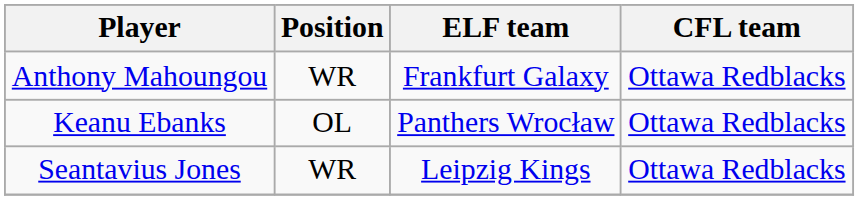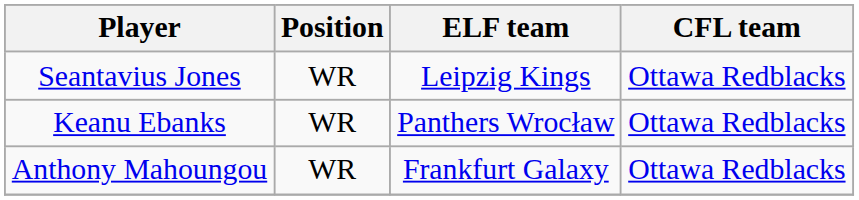rows swapped: (140, 75) <-> (139, 169)
(332, 122) OL -> (332, 122) WR
